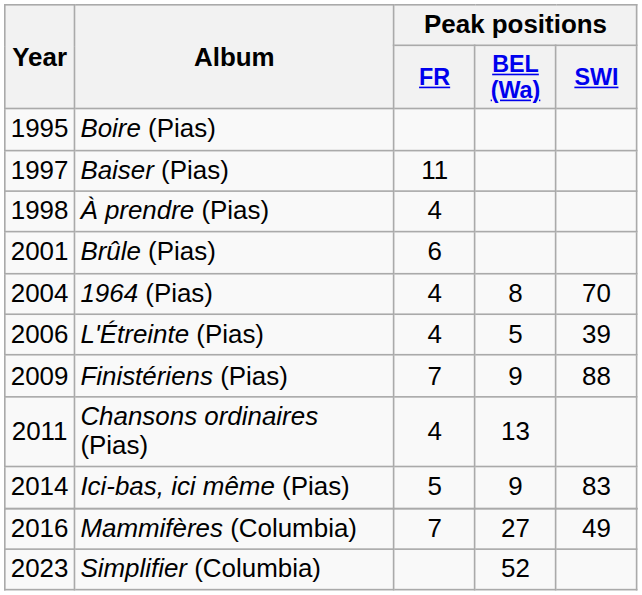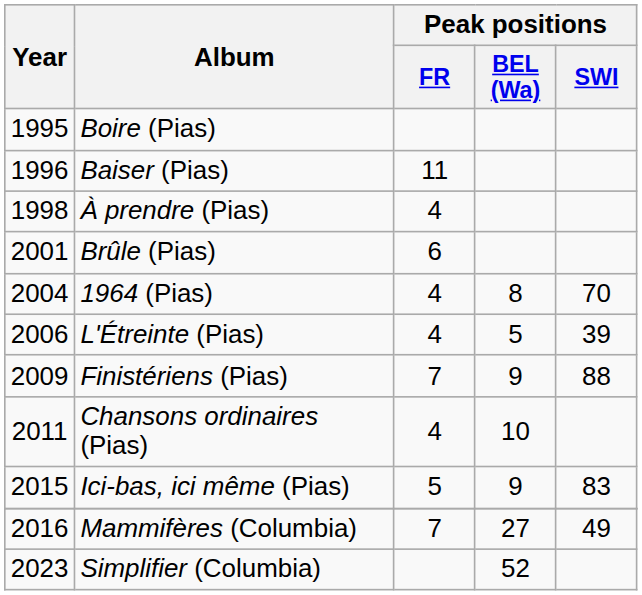(40, 170) 1997 -> (40, 170) 1996
(516, 431) 13 -> (516, 431) 10
(40, 486) 2014 -> (40, 486) 2015
